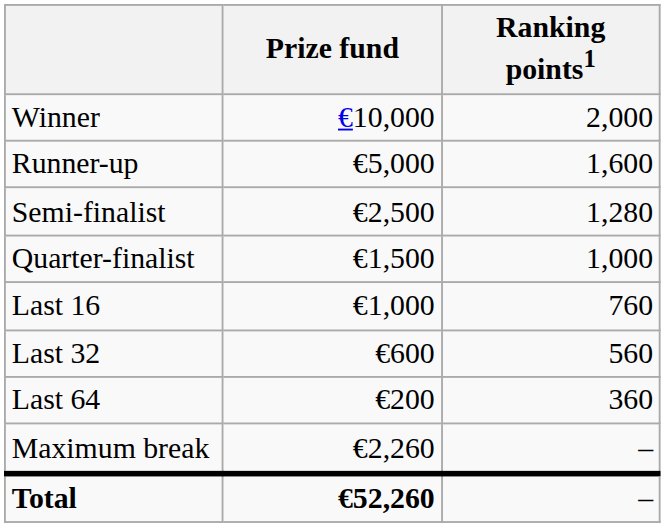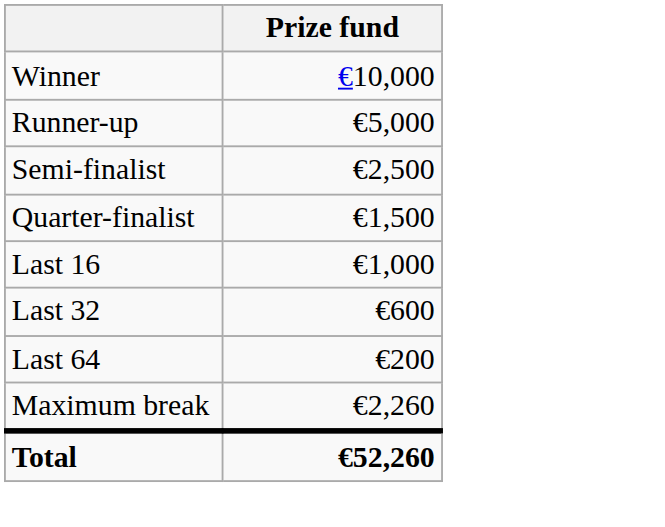- column: (551, 48)
